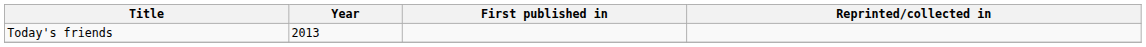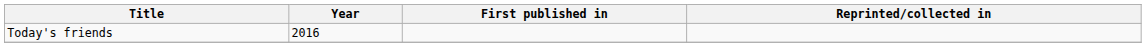(305, 33) 2013 -> (305, 33) 2016
